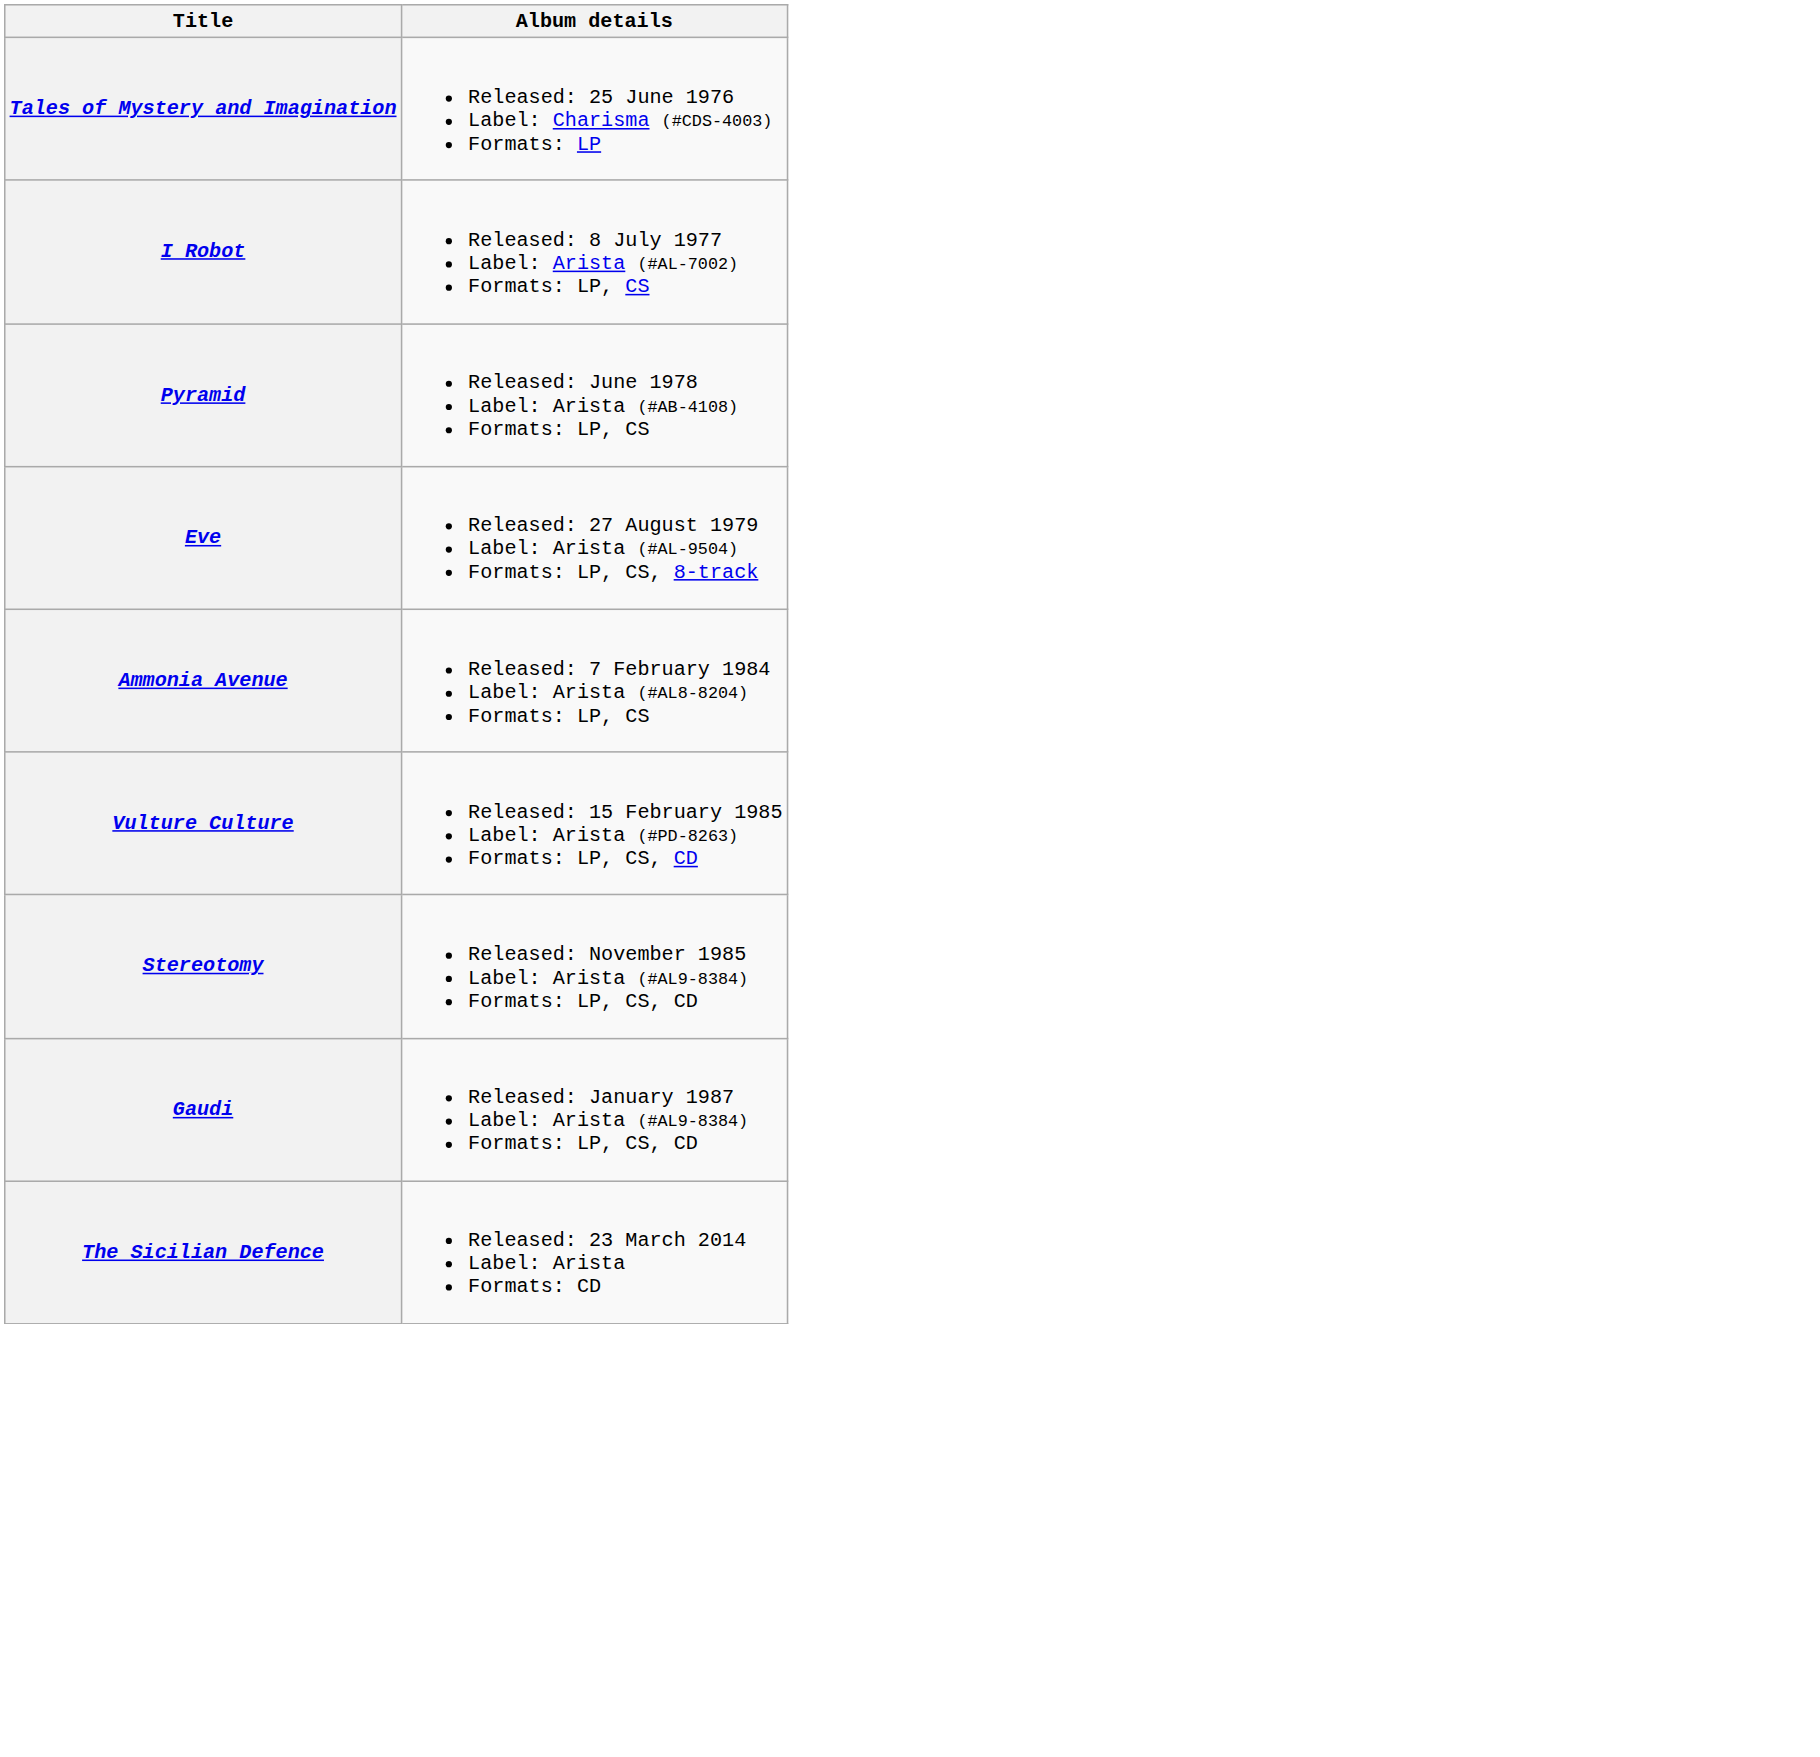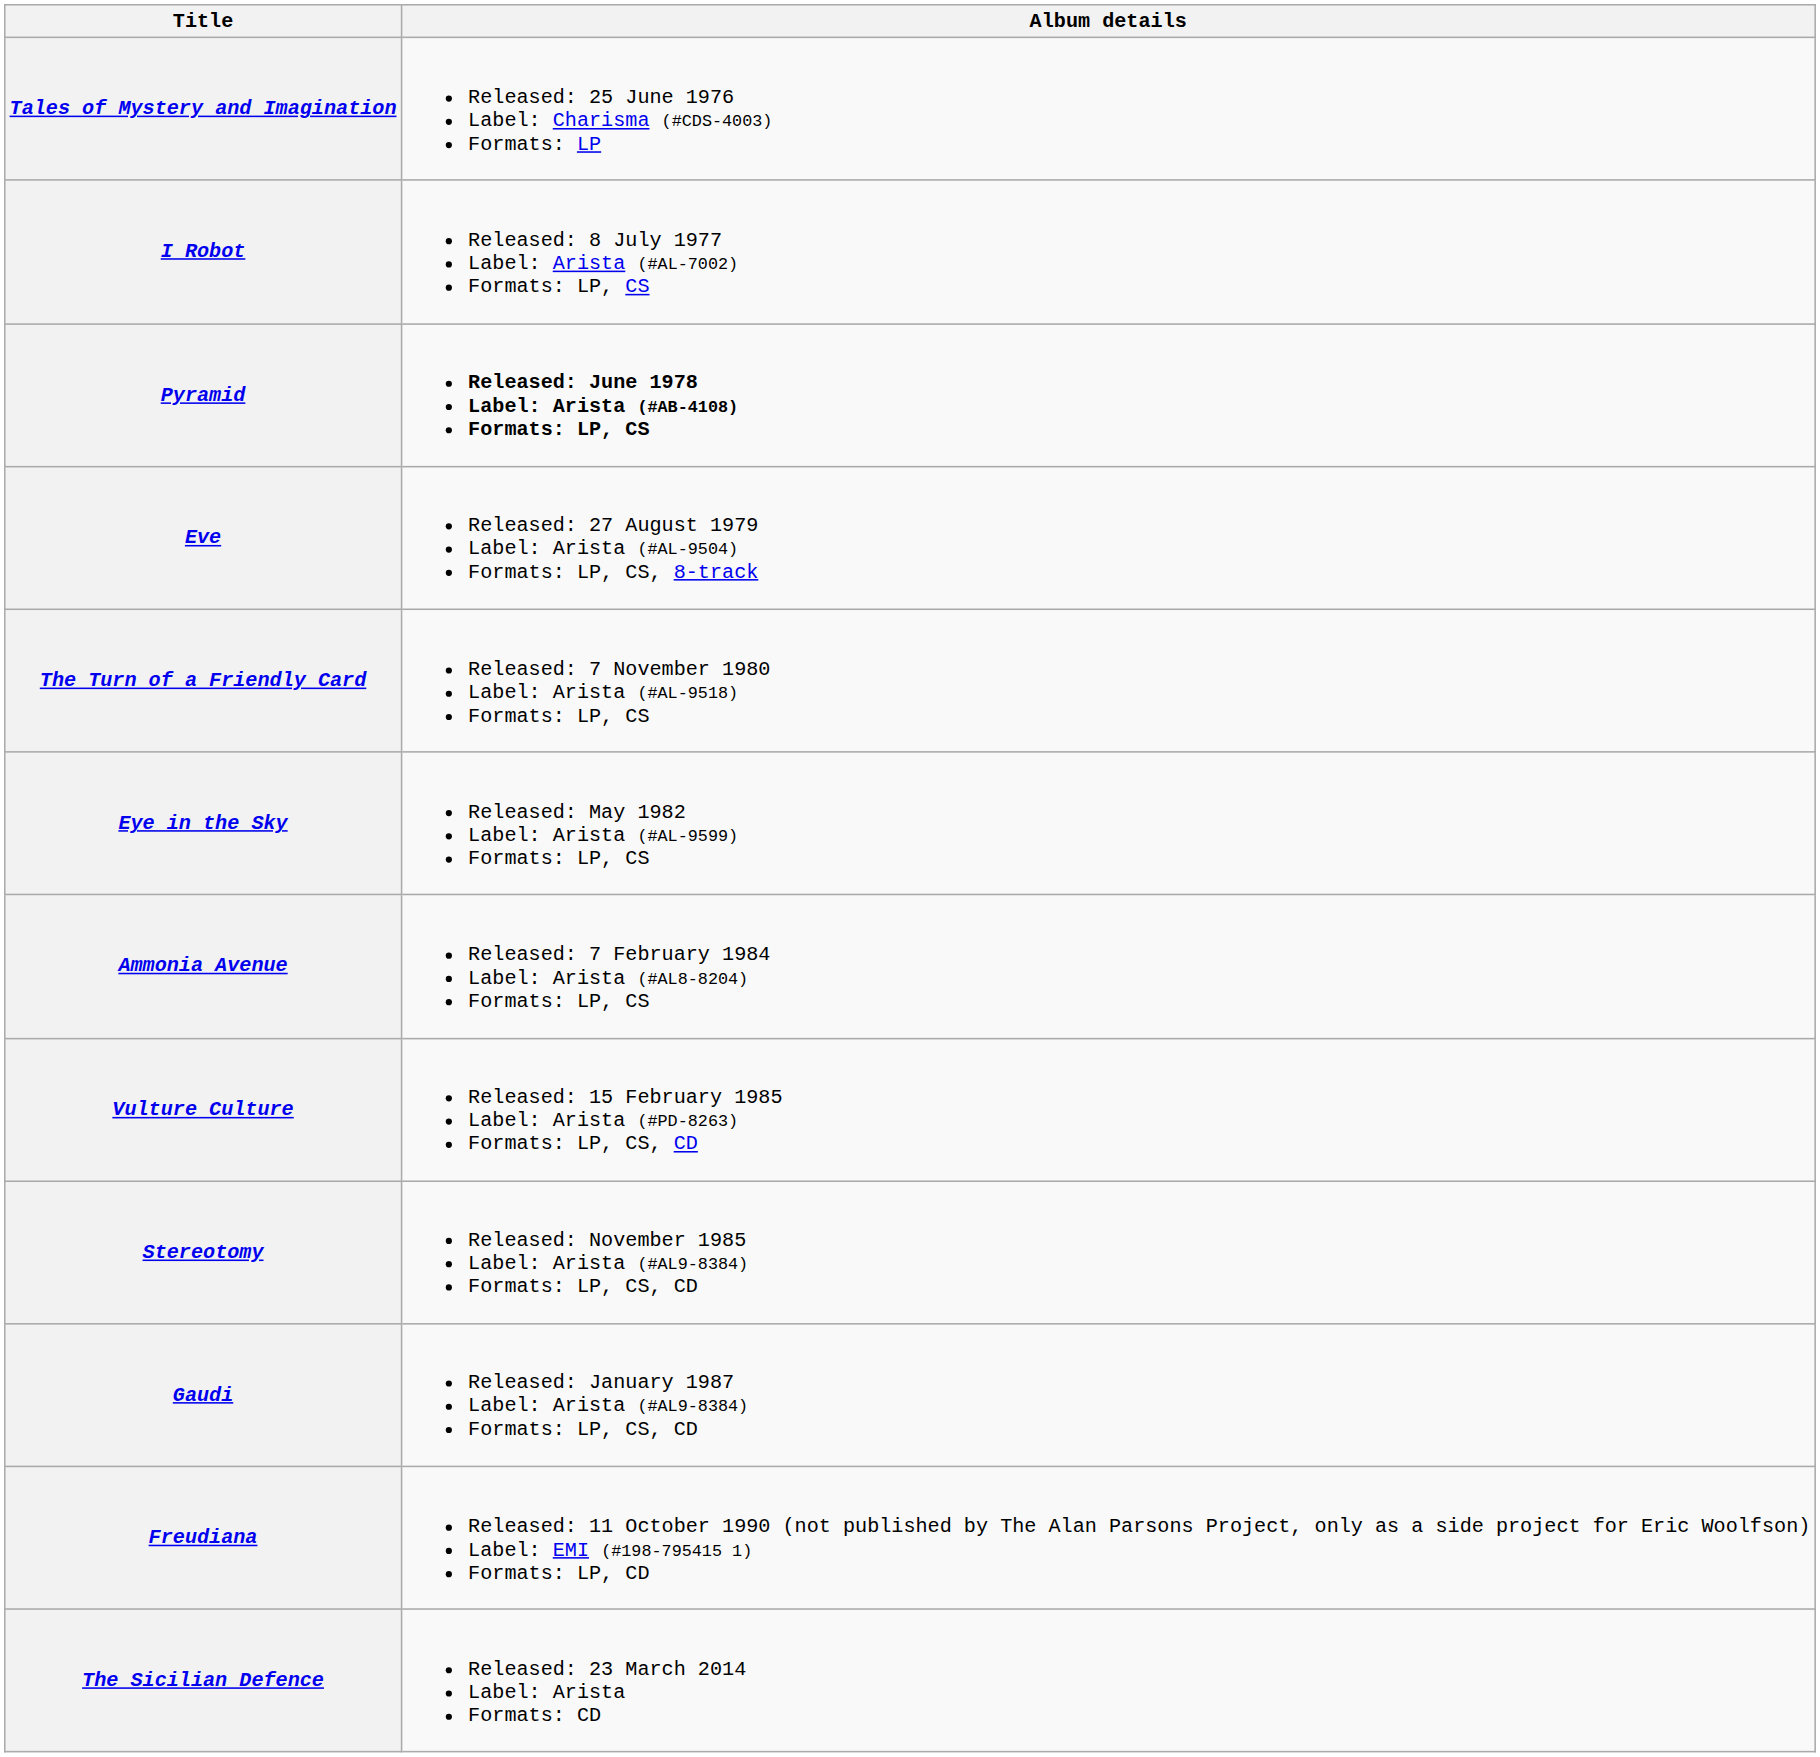(594, 406) normal -> (1108, 406) bold
+ row: (203, 681)
+ row: (203, 824)
+ row: (203, 1538)
